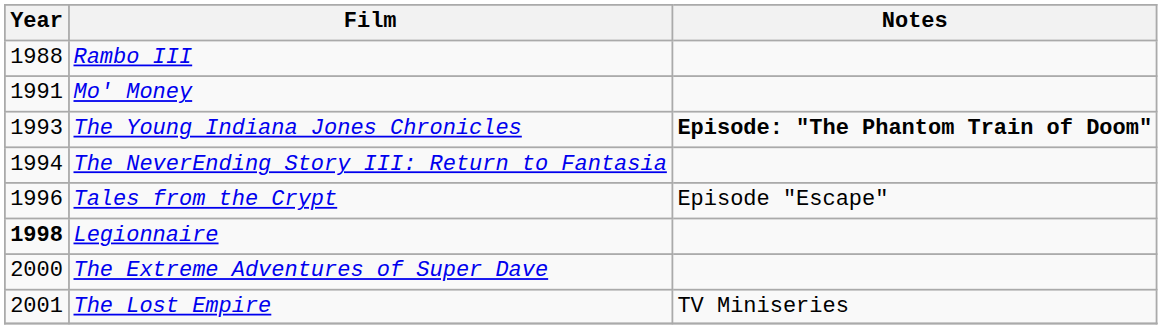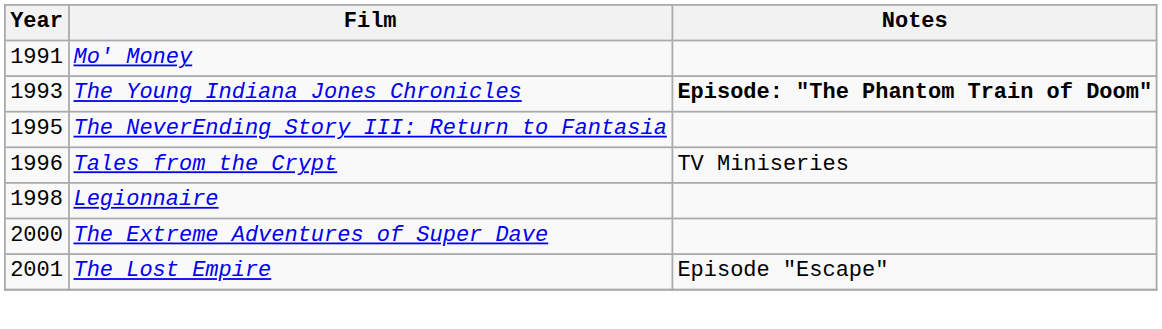- row: (133, 58)
(37, 165) 1994 -> (37, 129) 1995
(783, 200) Episode "Escape" -> (763, 165) TV Miniseries
(37, 236) bold -> (37, 200) normal
(763, 307) TV Miniseries -> (783, 271) Episode "Escape"
